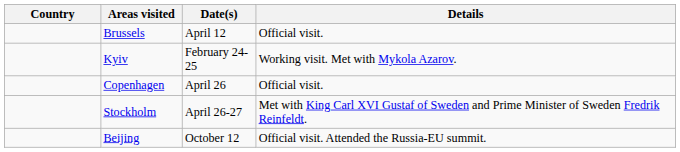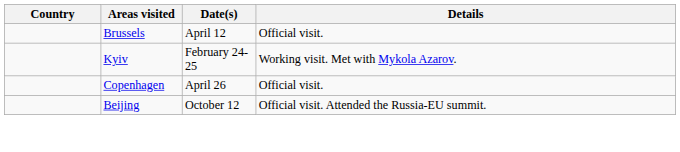- row: (130, 111)
